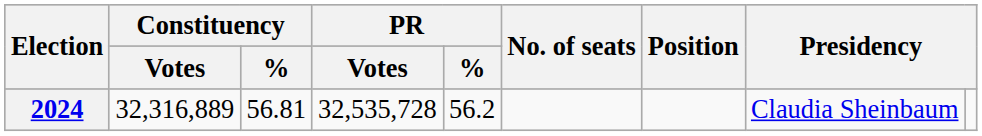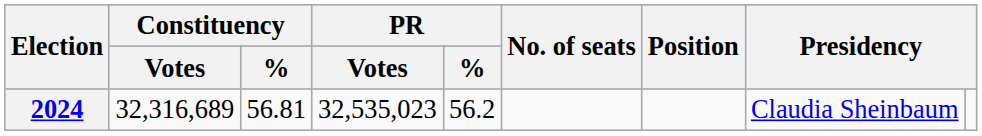(175, 109) 32,316,889 -> (175, 109) 32,316,689
(377, 109) 32,535,728 -> (377, 109) 32,535,023
